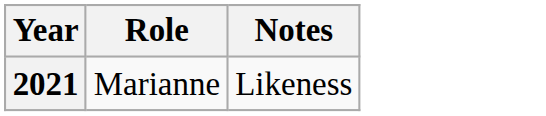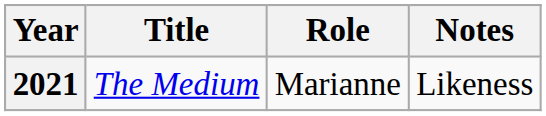+ column: (177, 30)
